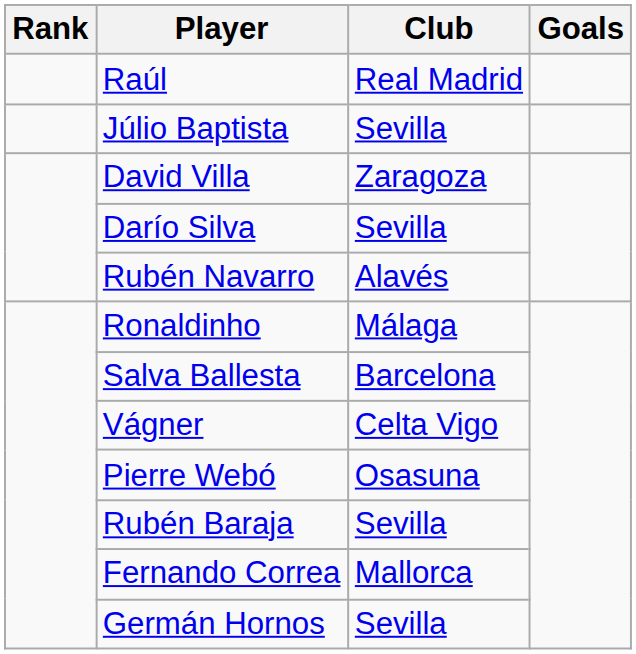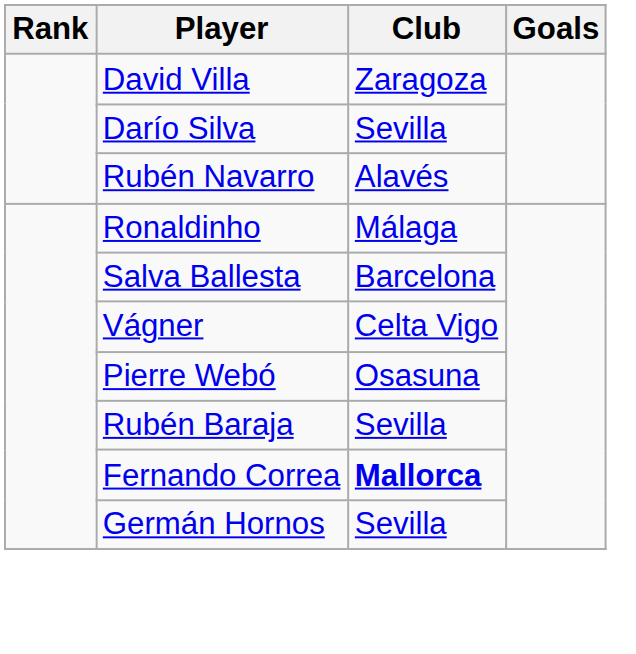- row: (135, 78)
- row: (196, 128)
(414, 573) normal -> (418, 474) bold
